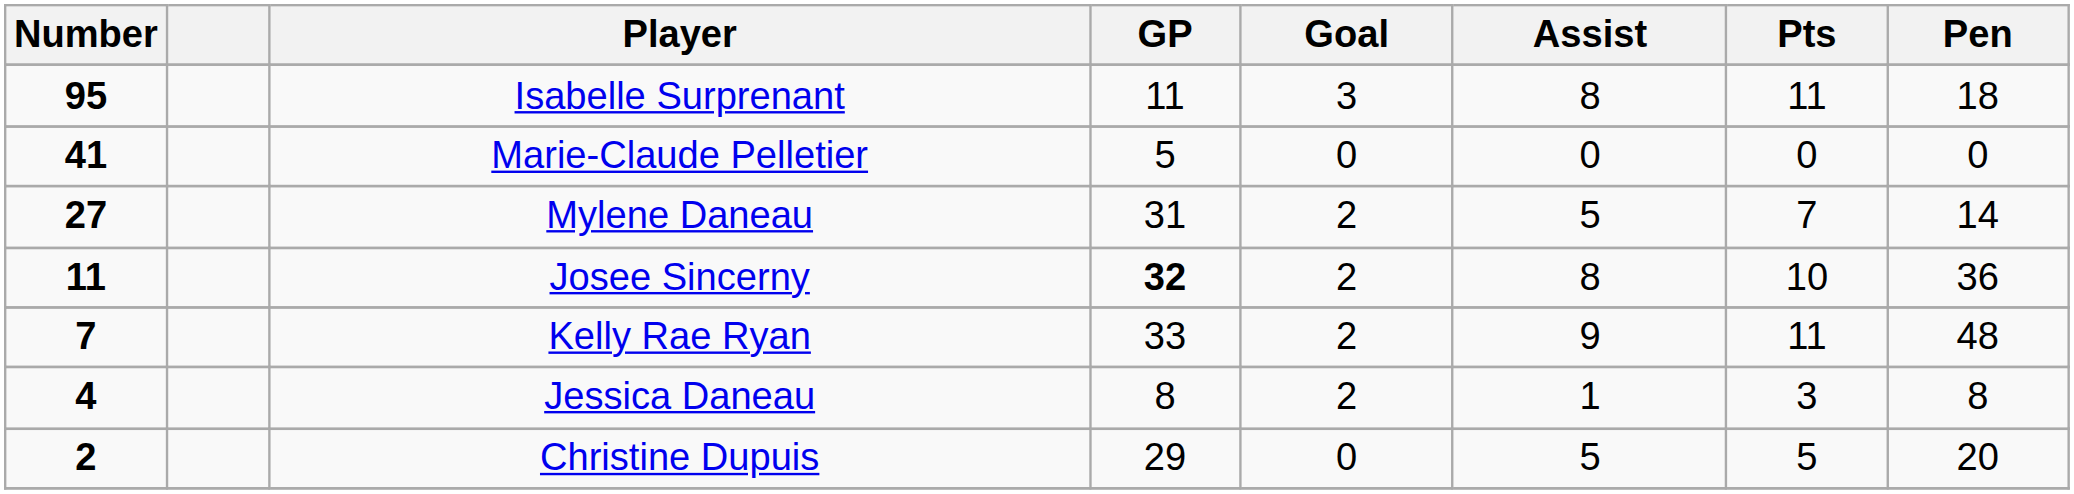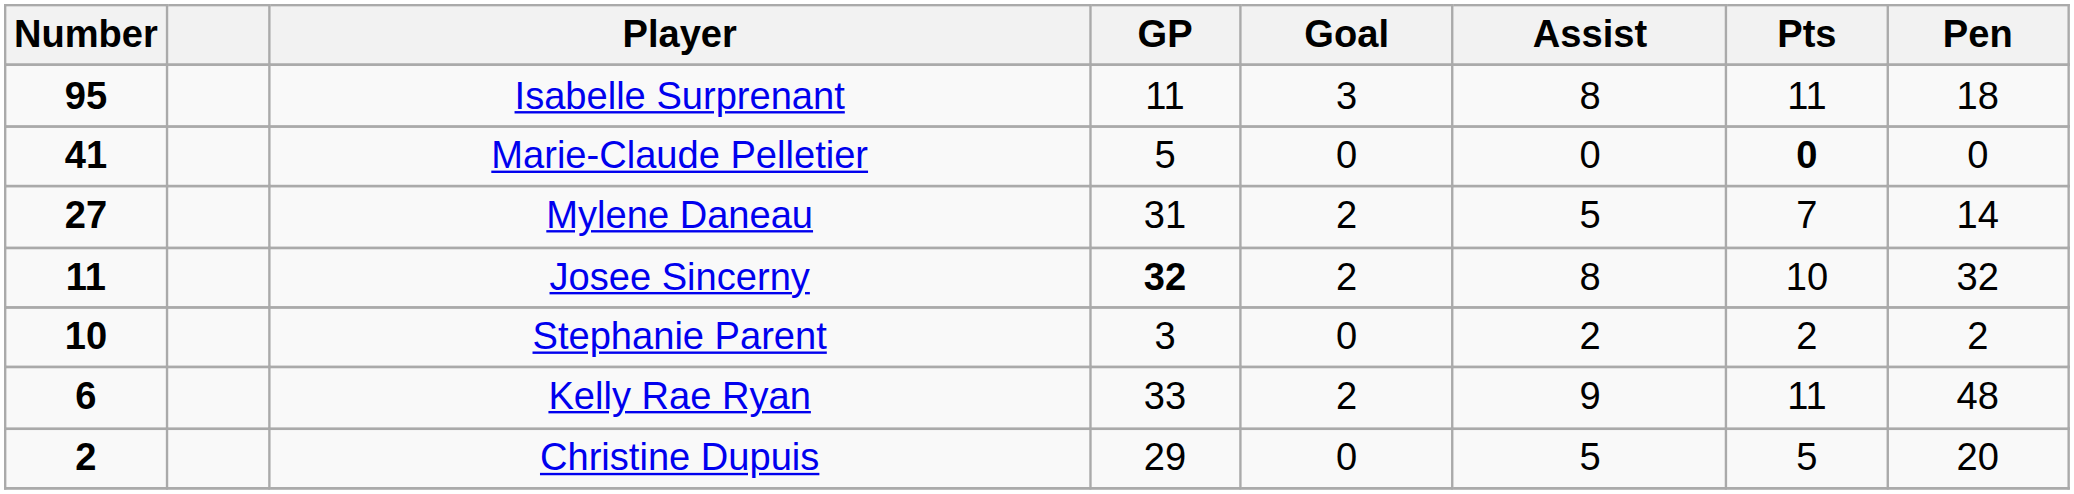(1807, 155) normal -> (1807, 155) bold
(1978, 276) 36 -> (1978, 276) 32
+ row: (680, 336)
(86, 336) 7 -> (86, 397) 6
- row: (680, 397)
